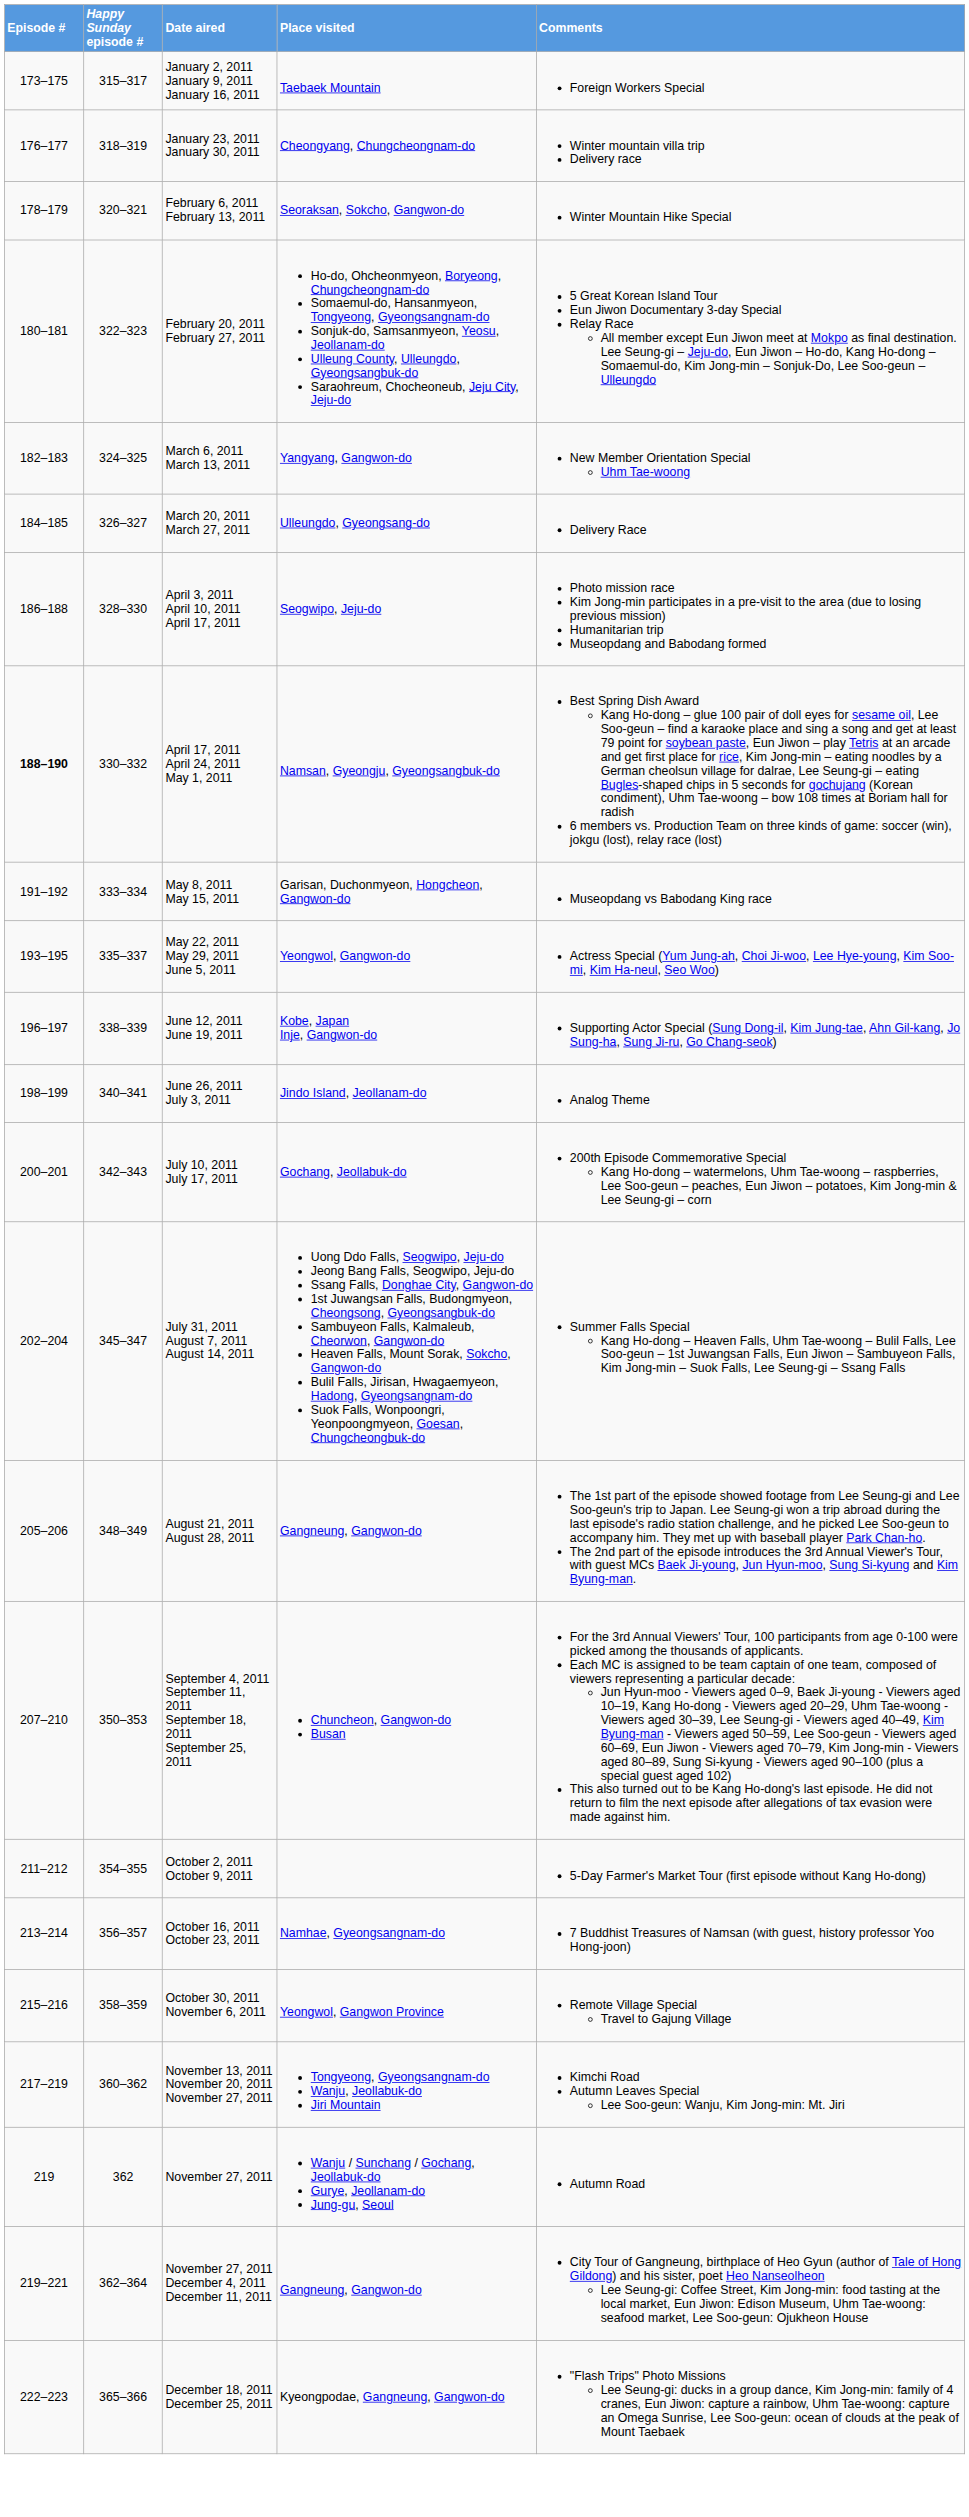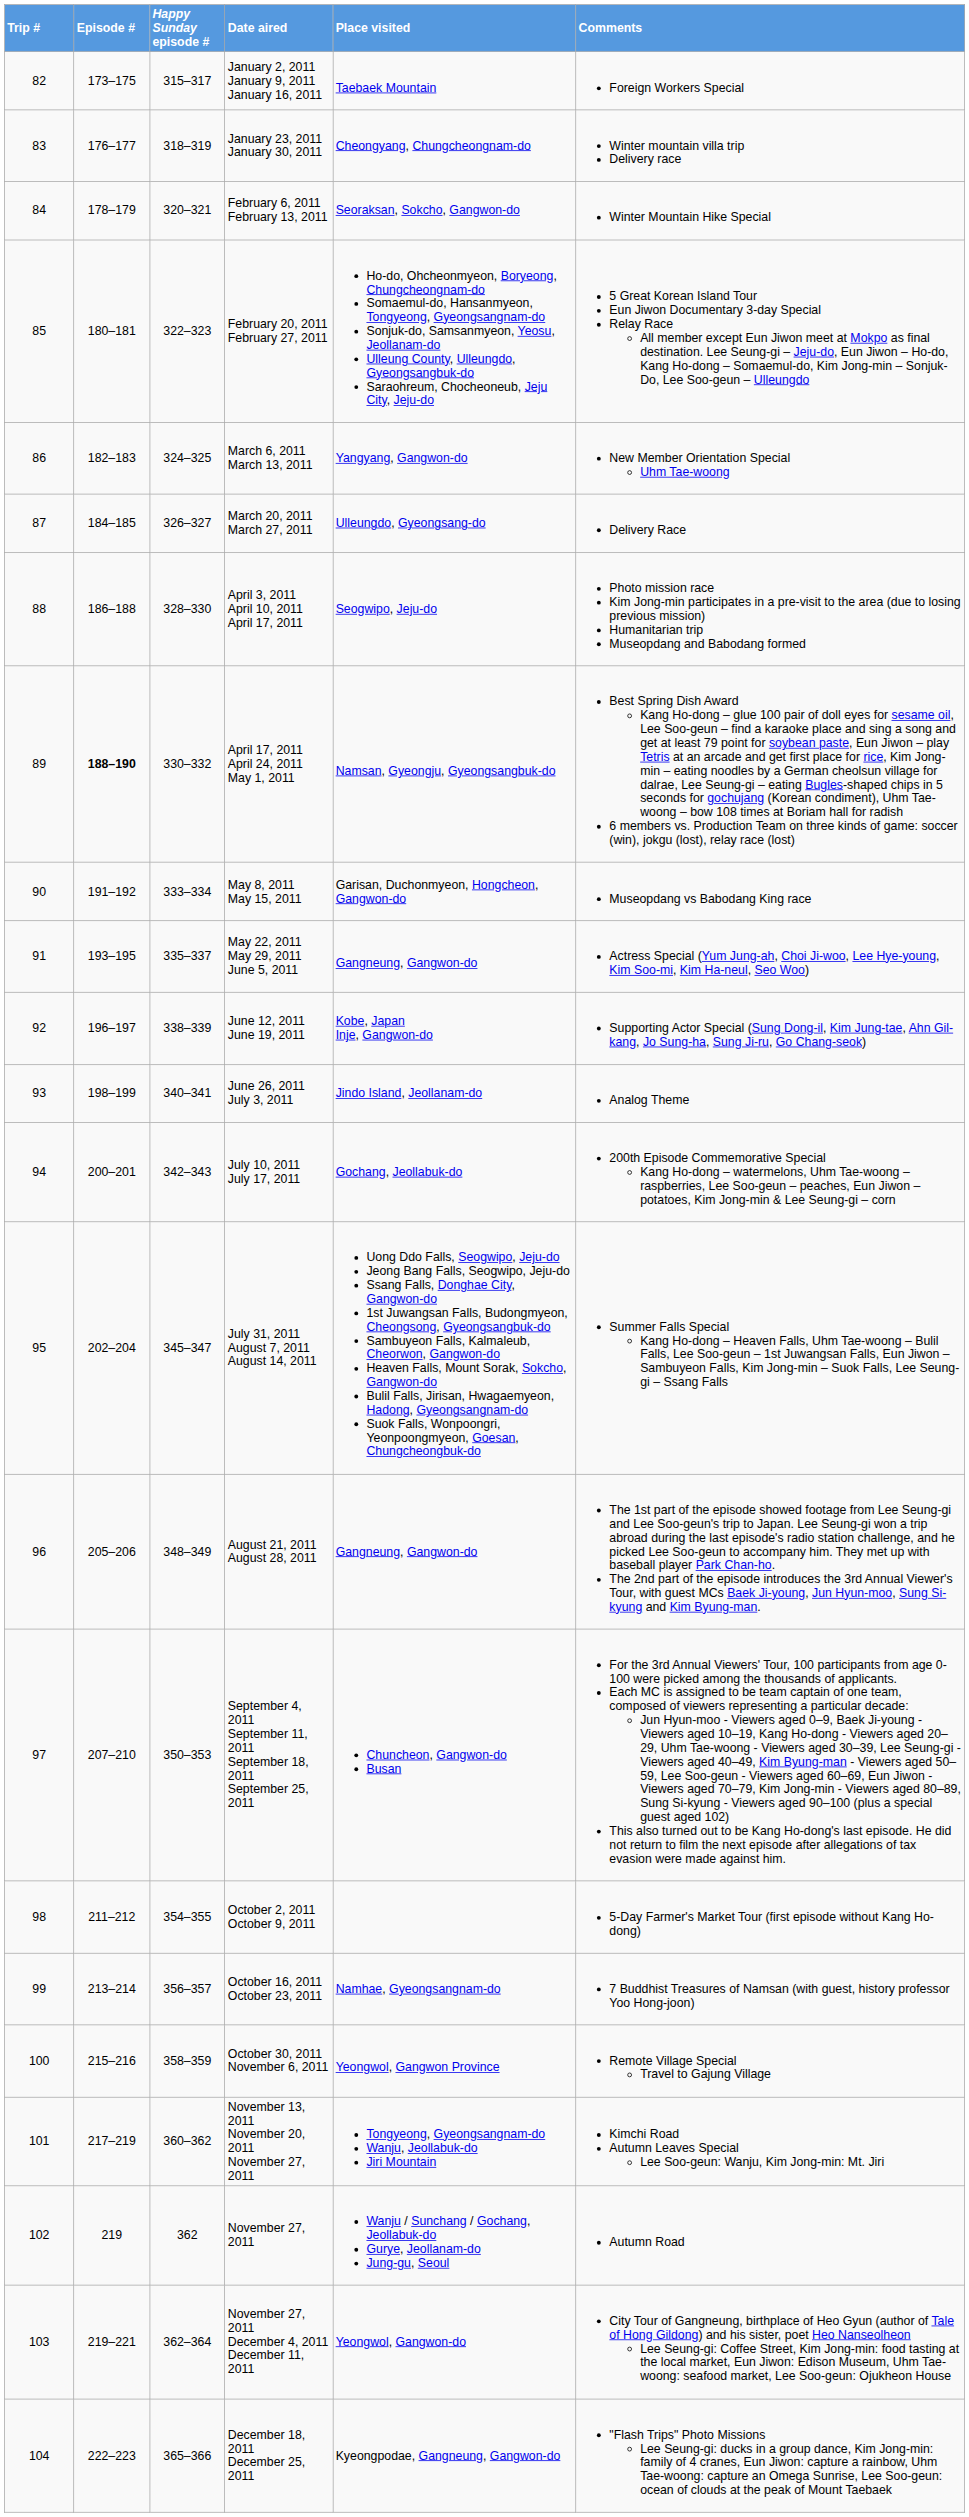+ column: (24, 28)
(345, 956) Yeongwol, Gangwon-do -> (407, 963) Gangneung, Gangwon-do
(351, 2290) Gangneung, Gangwon-do -> (401, 2342) Yeongwol, Gangwon-do
